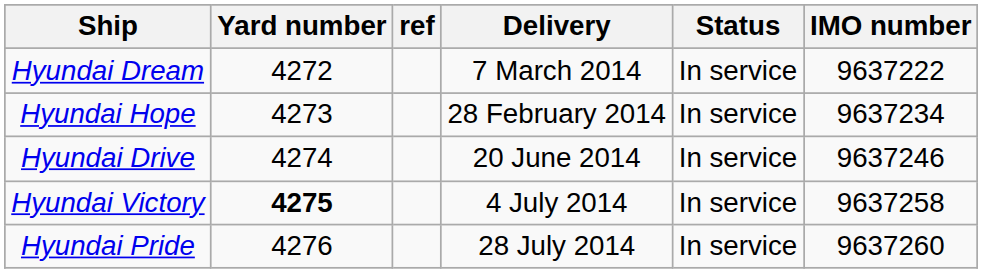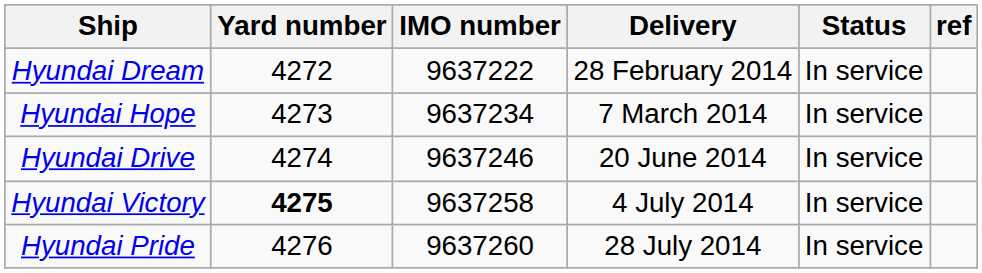columns swapped: (891, 26) <-> (417, 26)
(557, 70) 7 March 2014 -> (683, 70) 28 February 2014
(557, 114) 28 February 2014 -> (683, 114) 7 March 2014
